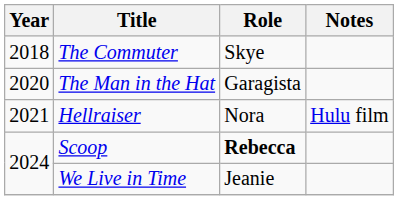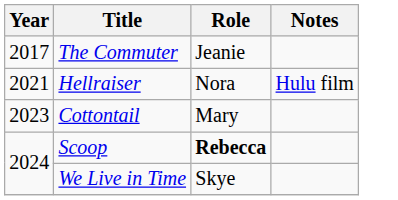(29, 52) 2018 -> (29, 52) 2017
(244, 52) Skye -> (220, 52) Jeanie
- row: (137, 83)
+ row: (99, 115)
(249, 178) Jeanie -> (215, 178) Skye
